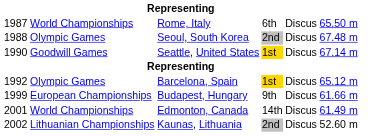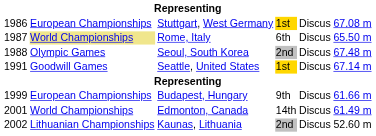+ row: (215, 23)
(82, 23) no background -> (82, 38) khaki background
(16, 52) 1990 -> (16, 67) 1991
- row: (197, 81)
